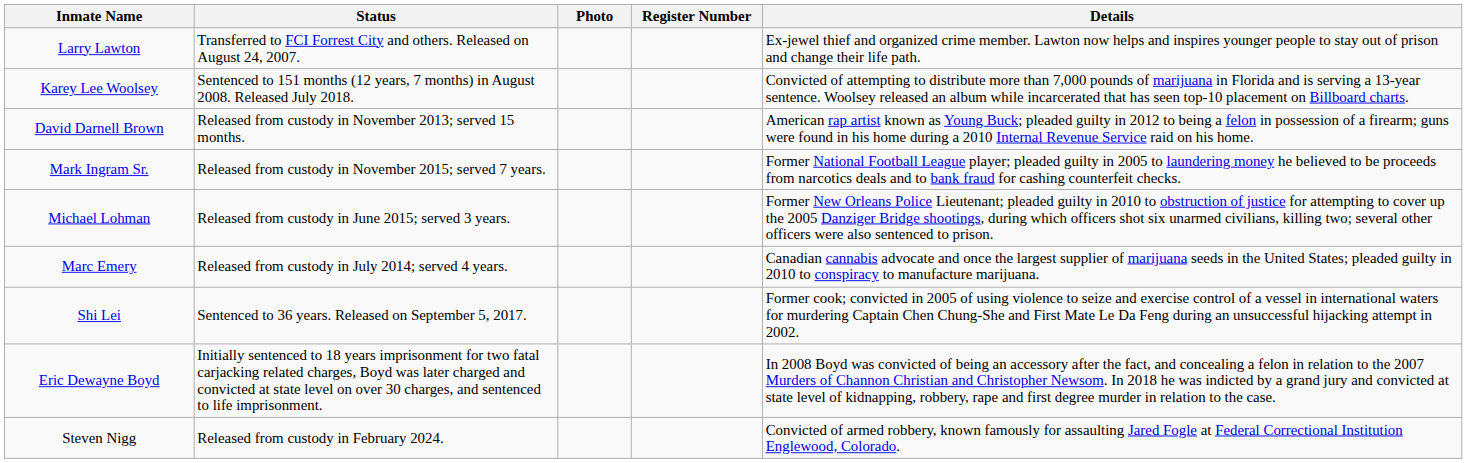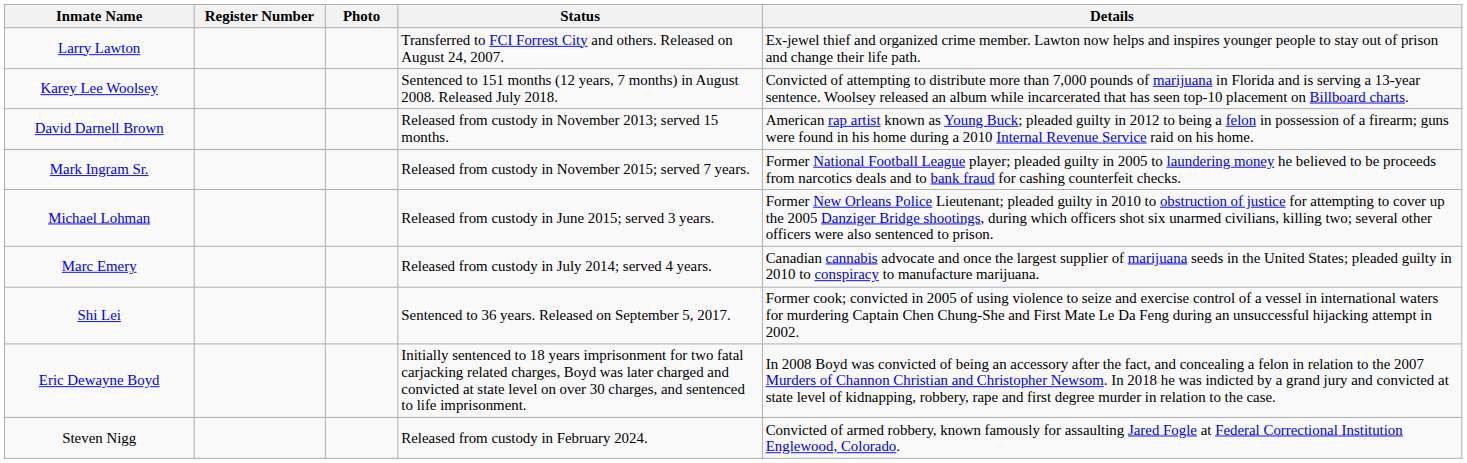columns swapped: (697, 16) <-> (376, 16)
